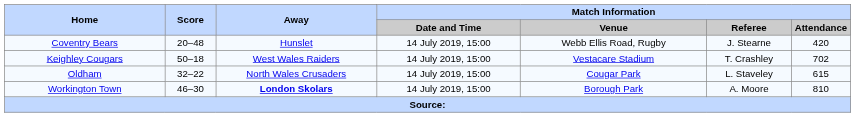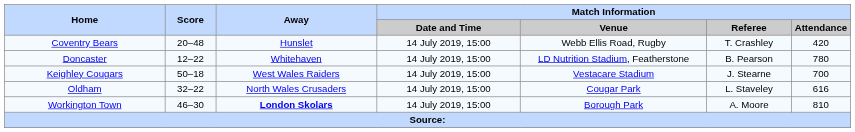(749, 43) J. Stearne -> (749, 43) T. Crashley
+ row: (85, 58)
(749, 58) T. Crashley -> (749, 74) J. Stearne
(821, 58) 702 -> (821, 74) 700
(821, 74) 615 -> (821, 89) 616
